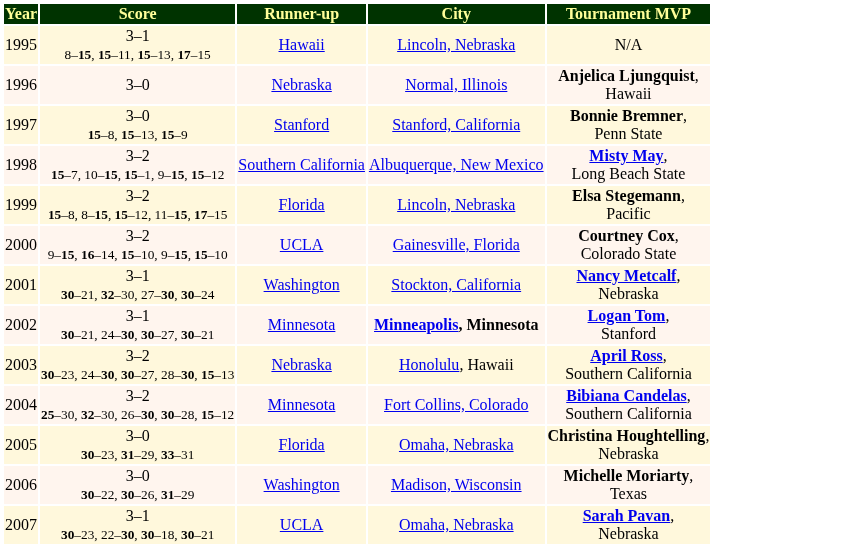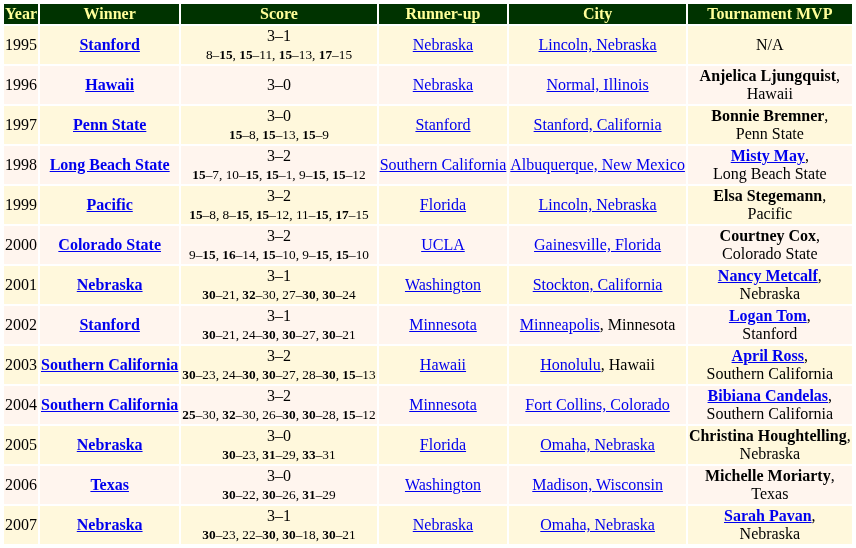+ column: (110, 14)
(302, 44) Hawaii -> (443, 44) Nebraska
(456, 324) bold -> (598, 324) normal
(302, 364) Nebraska -> (443, 364) Hawaii
(302, 524) UCLA -> (443, 524) Nebraska
